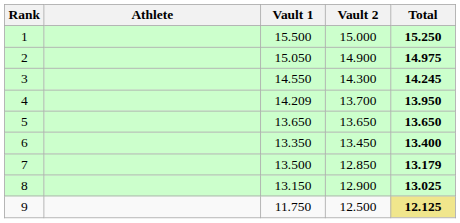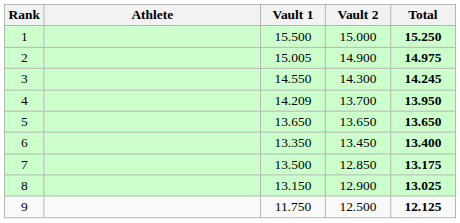(293, 57) 15.050 -> (293, 57) 15.005
(423, 164) 13.179 -> (423, 164) 13.175
(423, 206) khaki background -> (423, 206) no background
